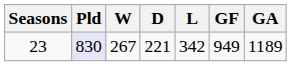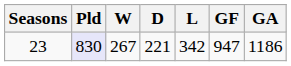(227, 46) 949 -> (227, 46) 947
(265, 46) 1189 -> (265, 46) 1186
